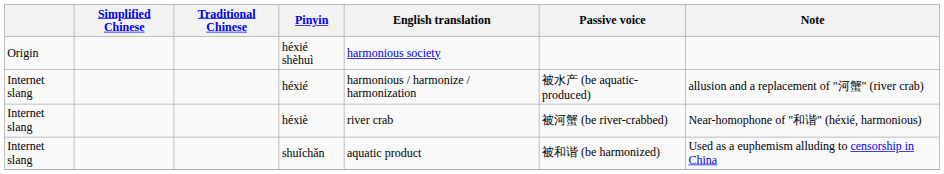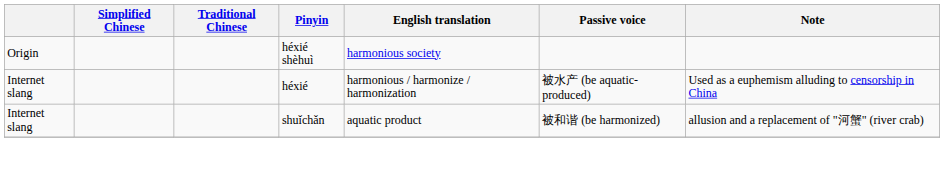(806, 86) allusion and a replacement of "河蟹" (river crab) -> (801, 86) Used as a euphemism alluding to censorship in China
- row: (295, 120)
(801, 153) Used as a euphemism alluding to censorship in China -> (806, 120) allusion and a replacement of "河蟹" (river crab)
